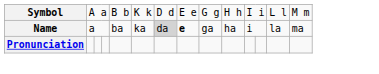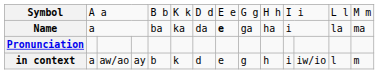(162, 29) lightgrey background -> (202, 29) no background
+ row: (45, 61)
